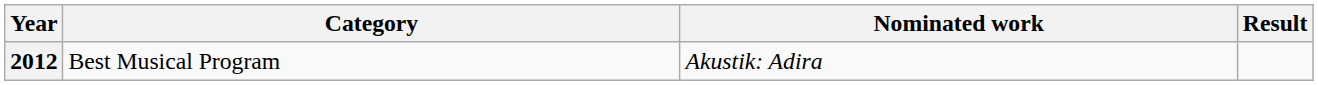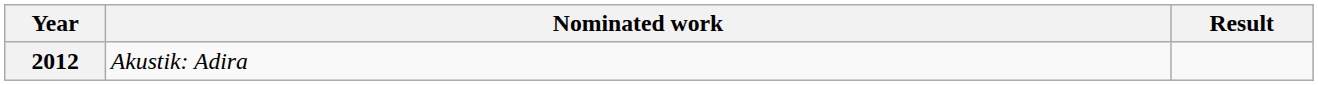- column: (372, 23)
